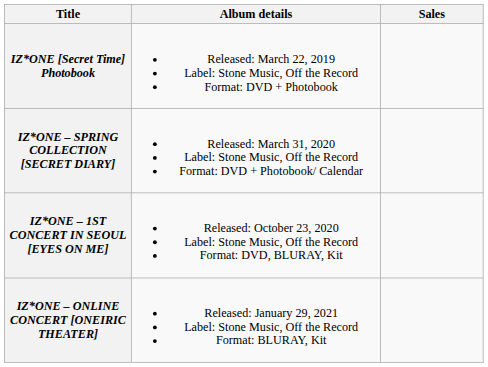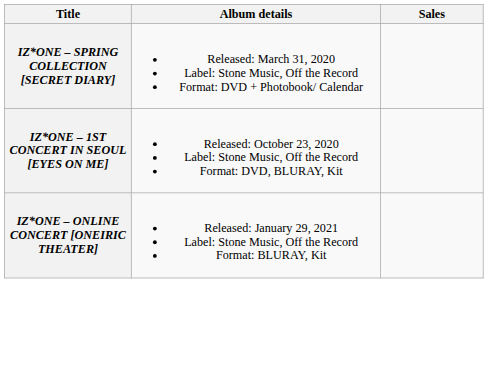- row: (68, 66)
